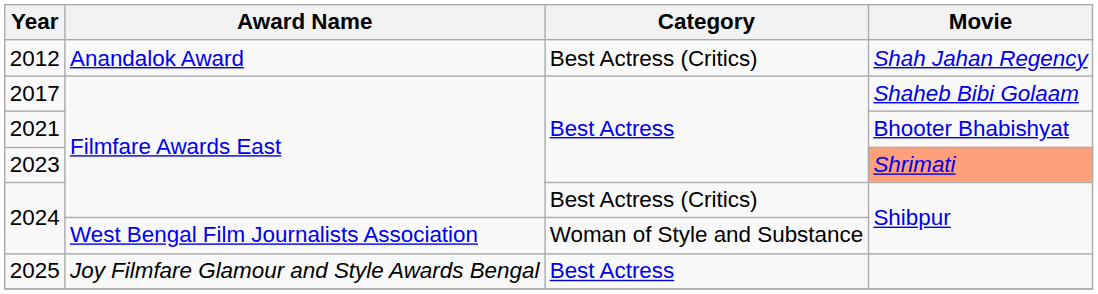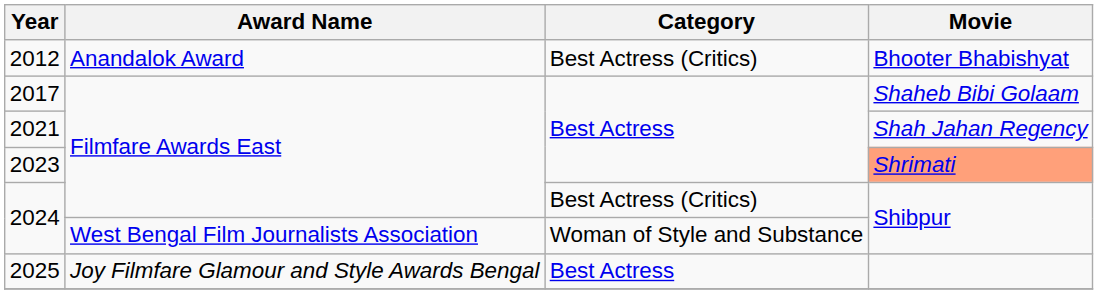(981, 57) Shah Jahan Regency -> (971, 57) Bhooter Bhabishyat
(971, 128) Bhooter Bhabishyat -> (981, 128) Shah Jahan Regency
